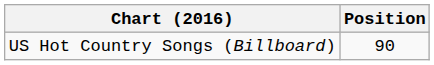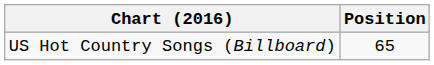(385, 46) 90 -> (385, 46) 65
